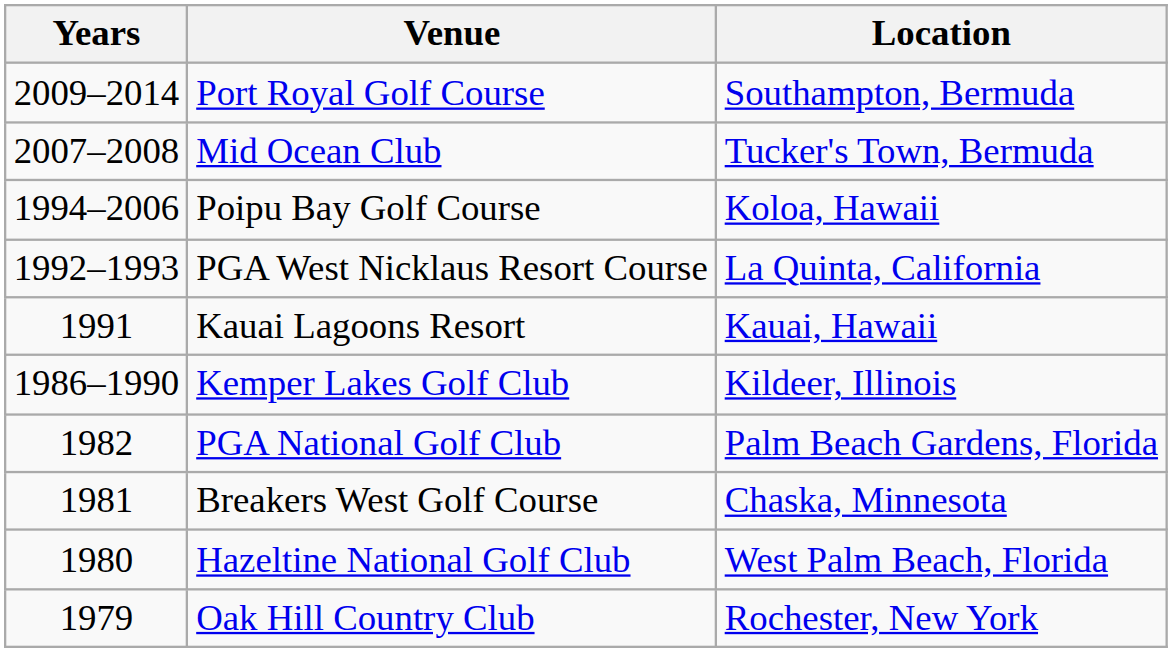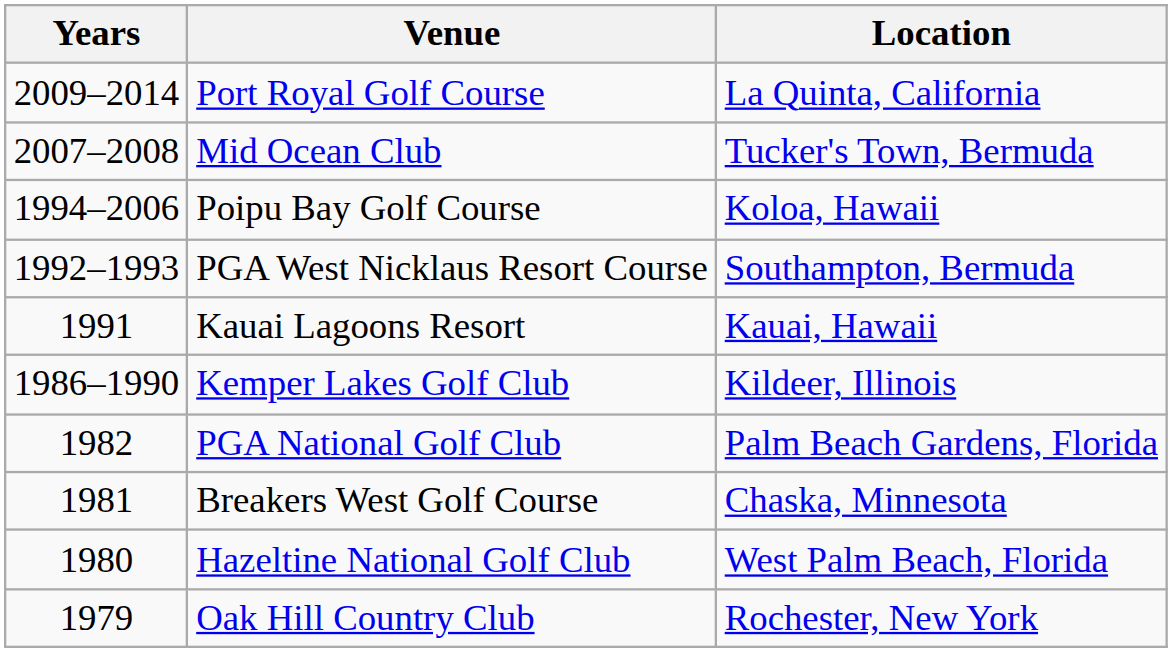(899, 92) Southampton, Bermuda -> (883, 92) La Quinta, California
(883, 267) La Quinta, California -> (899, 267) Southampton, Bermuda
